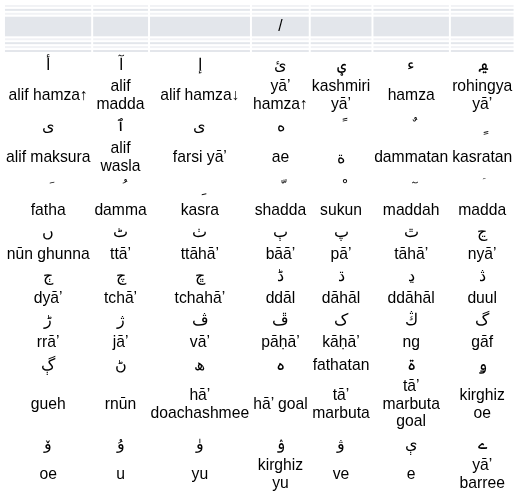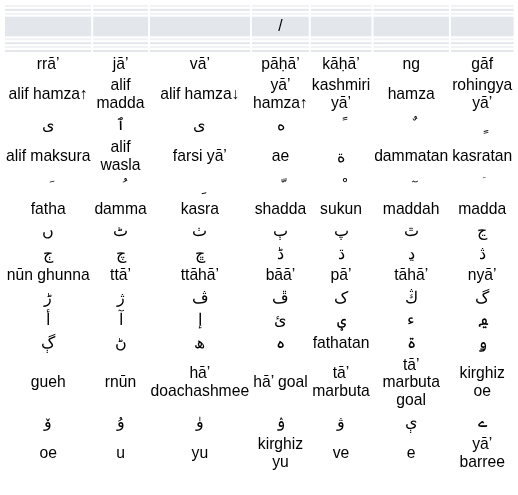rows swapped: (48, 64) <-> (48, 342)
rows swapped: (48, 253) <-> (48, 276)
- row: (48, 297)
